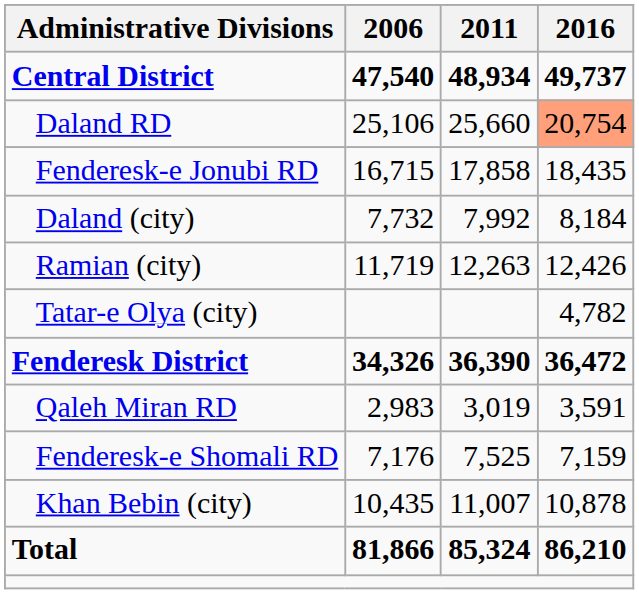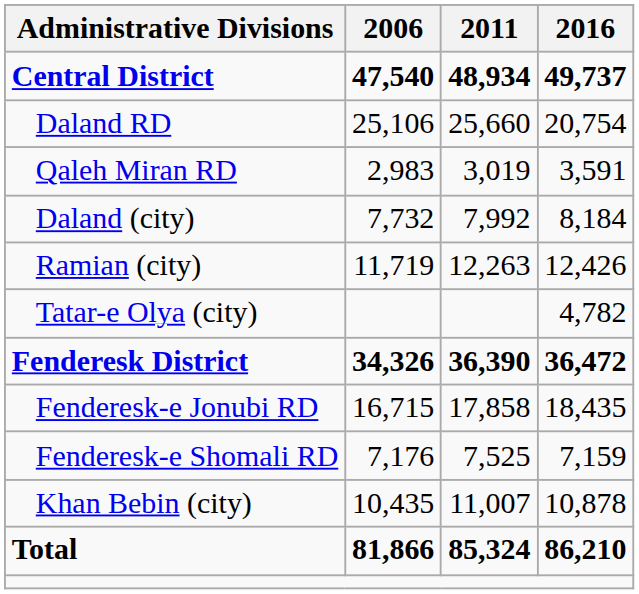(585, 123) lightsalmon background -> (585, 123) no background
rows swapped: (136, 407) <-> (177, 170)
